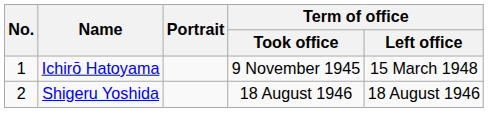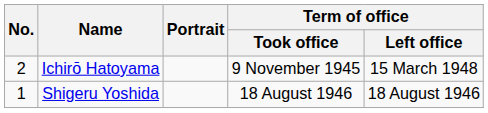(21, 68) 1 -> (21, 68) 2
(21, 94) 2 -> (21, 94) 1
